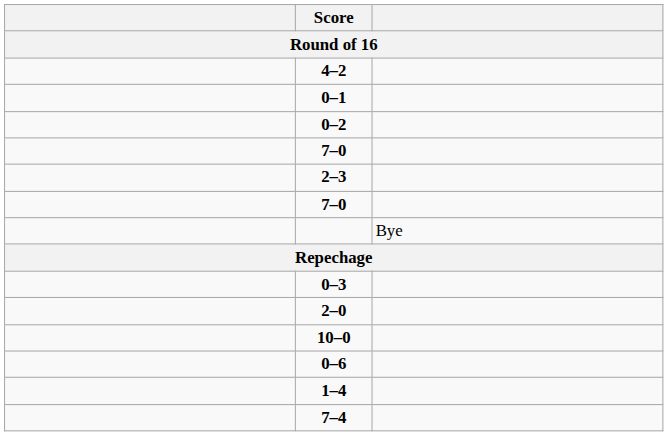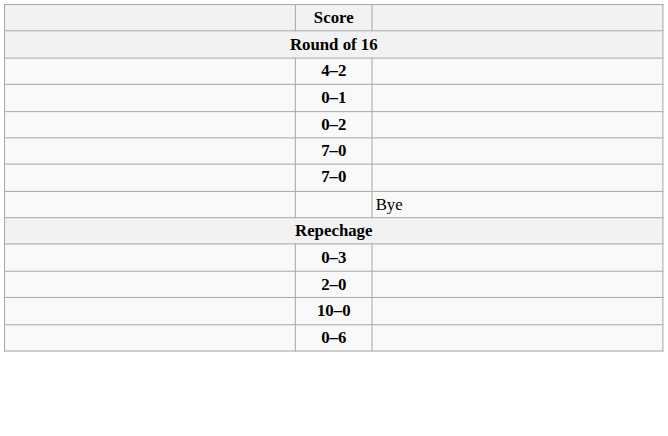- row: (334, 177)
- row: (334, 390)
- row: (334, 417)
